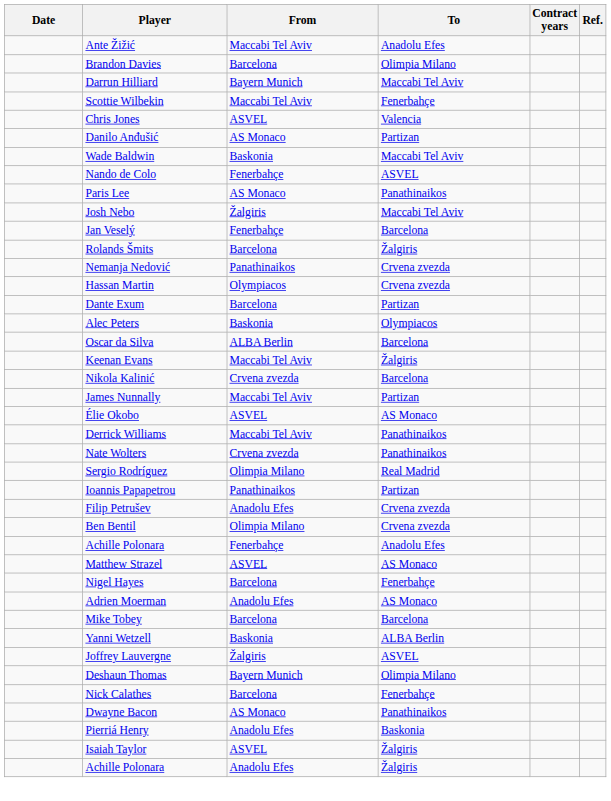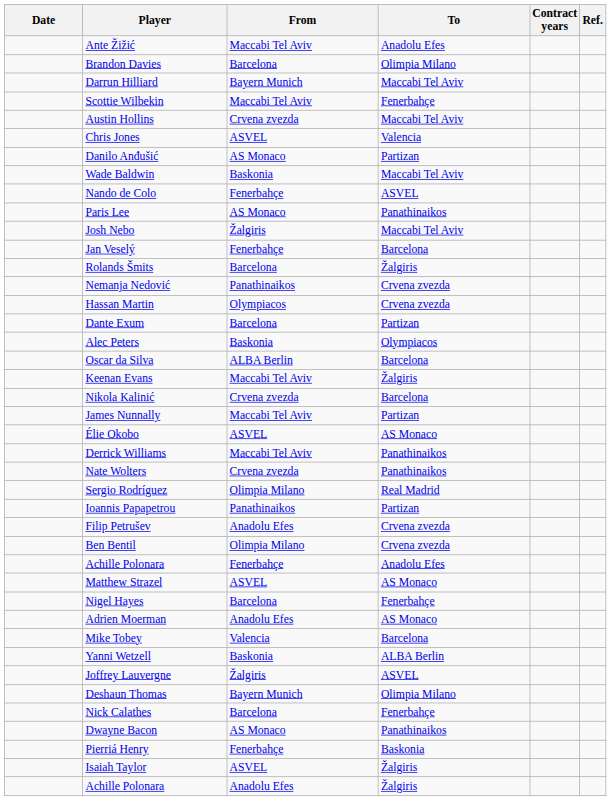+ row: (120, 119)
(253, 619) Barcelona -> (250, 638) Valencia
(261, 730) Anadolu Efes -> (256, 749) Fenerbahçe
